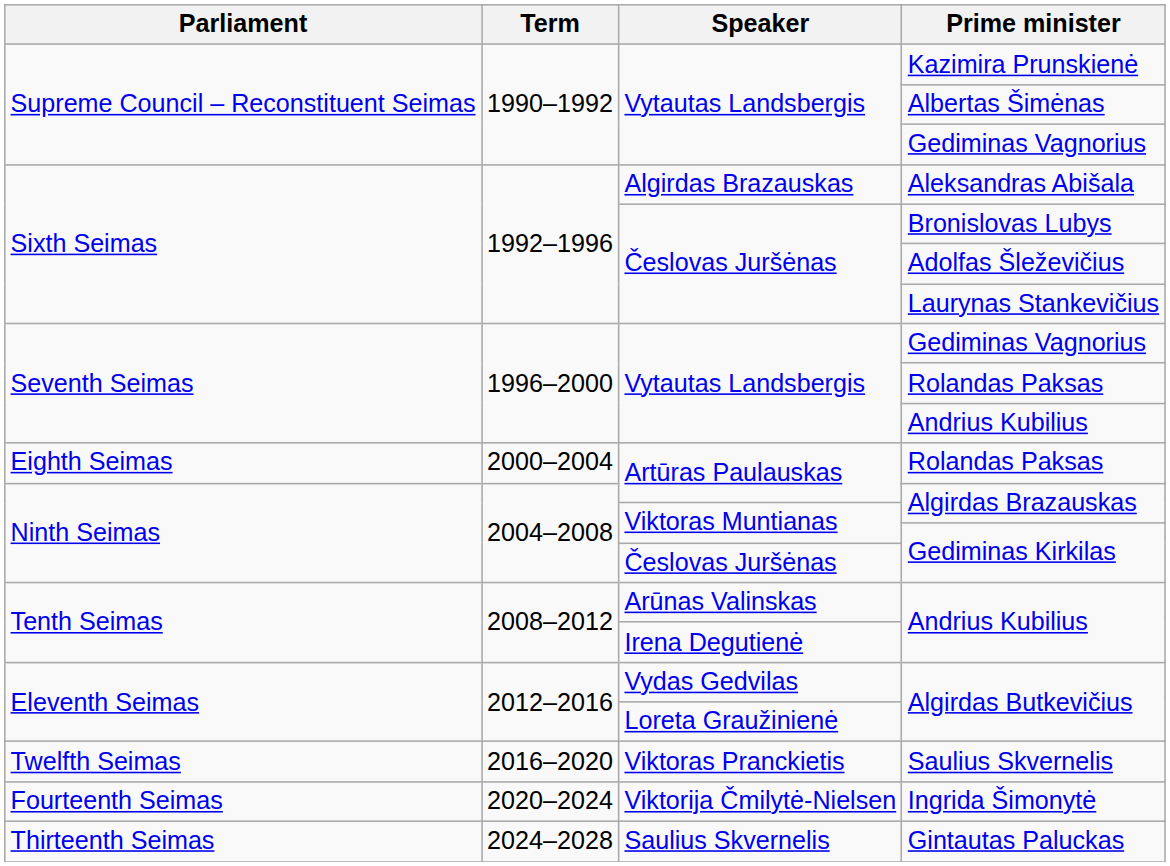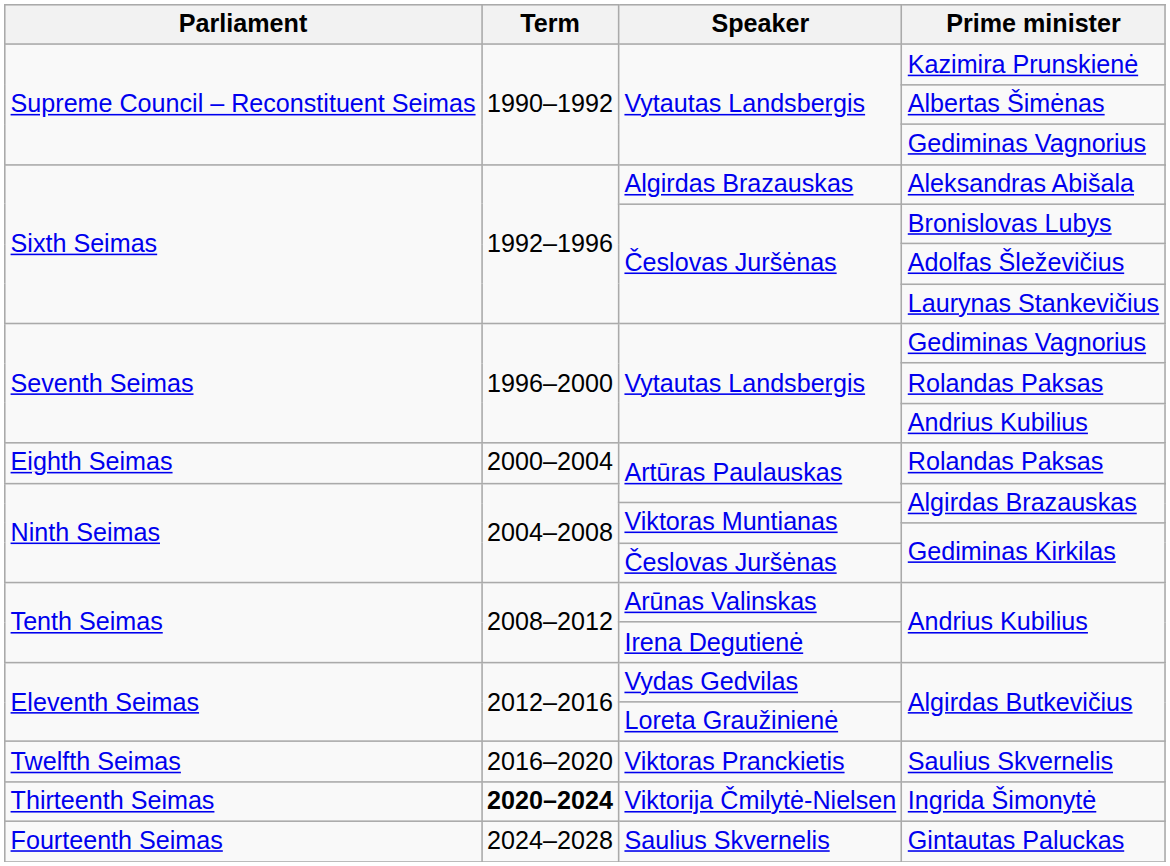(117, 801) Fourteenth Seimas -> (113, 801) Thirteenth Seimas
(550, 801) normal -> (550, 801) bold
(113, 841) Thirteenth Seimas -> (117, 841) Fourteenth Seimas
